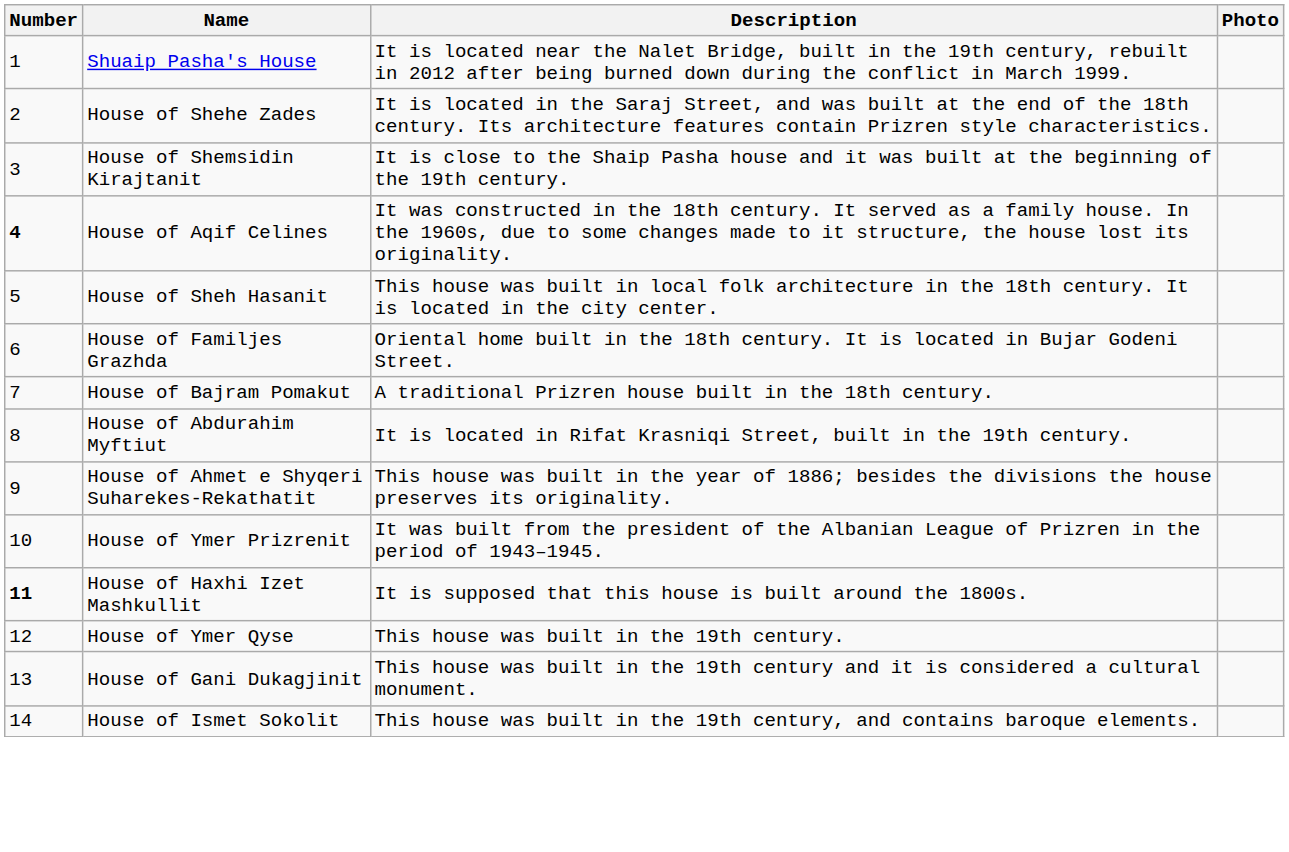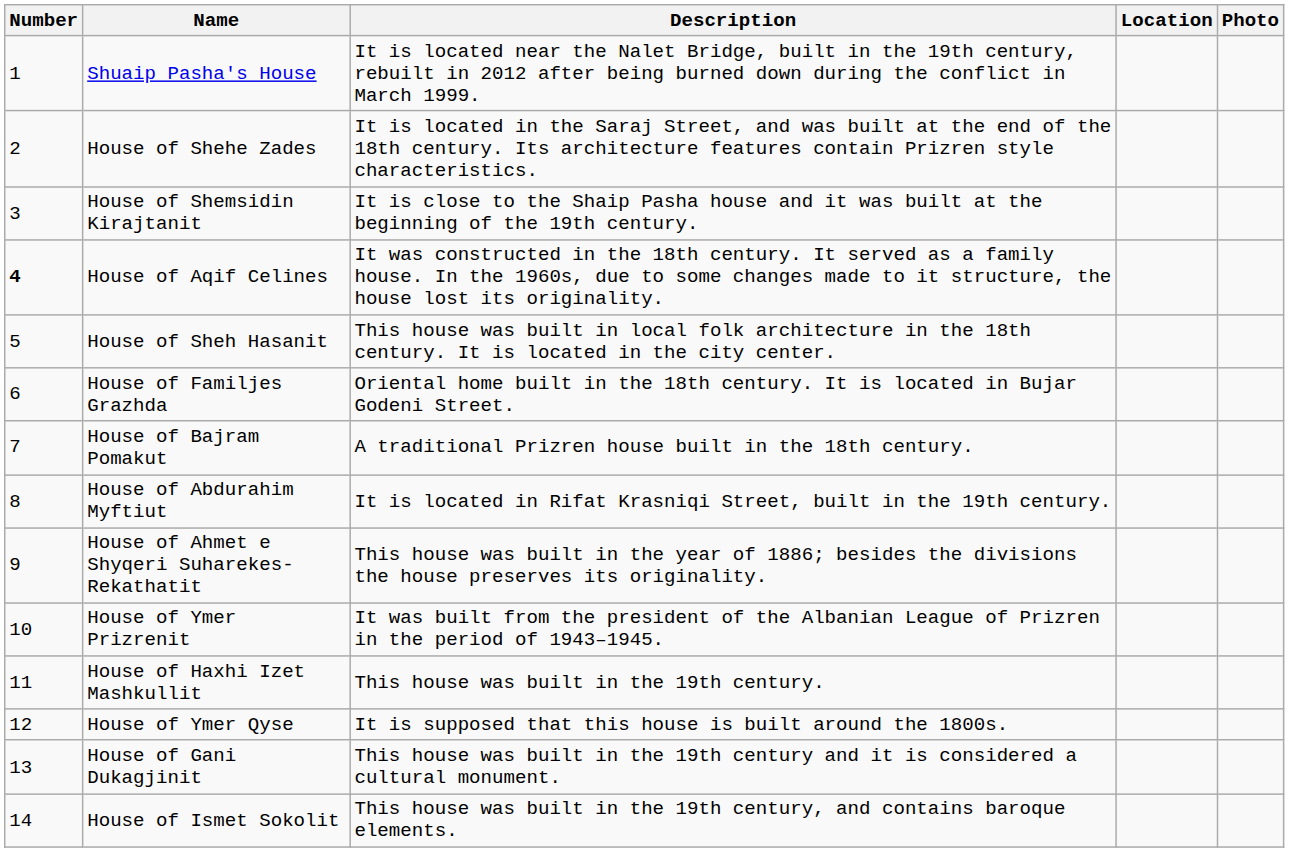+ column: (1167, 20)
(21, 594) bold -> (21, 683) normal
(701, 594) It is supposed that this house is built around the 1800s. -> (590, 683) This house was built in the 19th century.
(610, 637) This house was built in the 19th century. -> (681, 725) It is supposed that this house is built around the 1800s.
